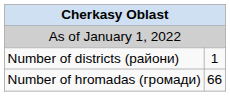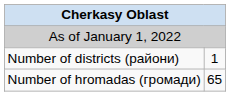(215, 79) 66 -> (215, 79) 65
